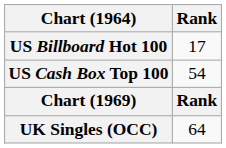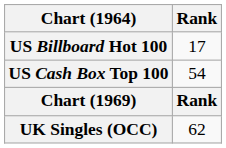(197, 128) 64 -> (197, 128) 62
